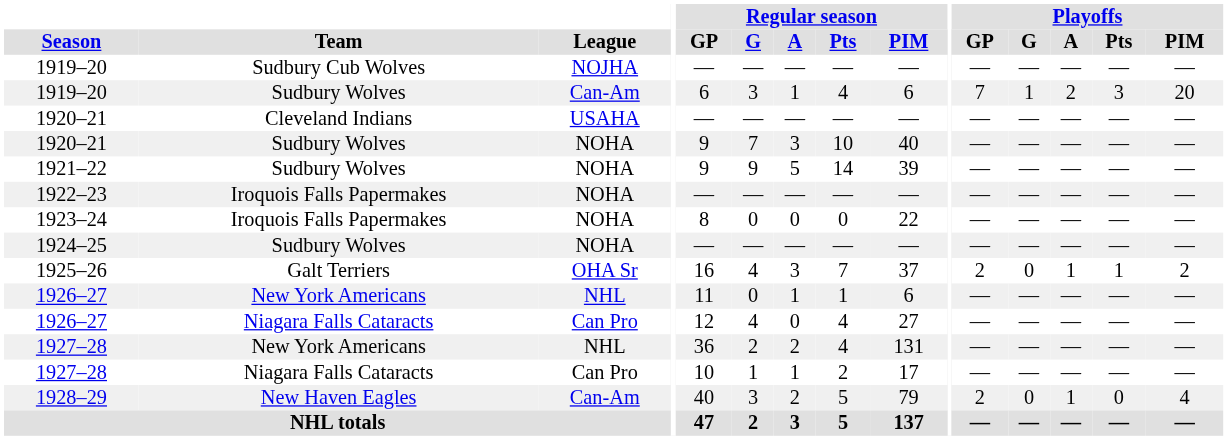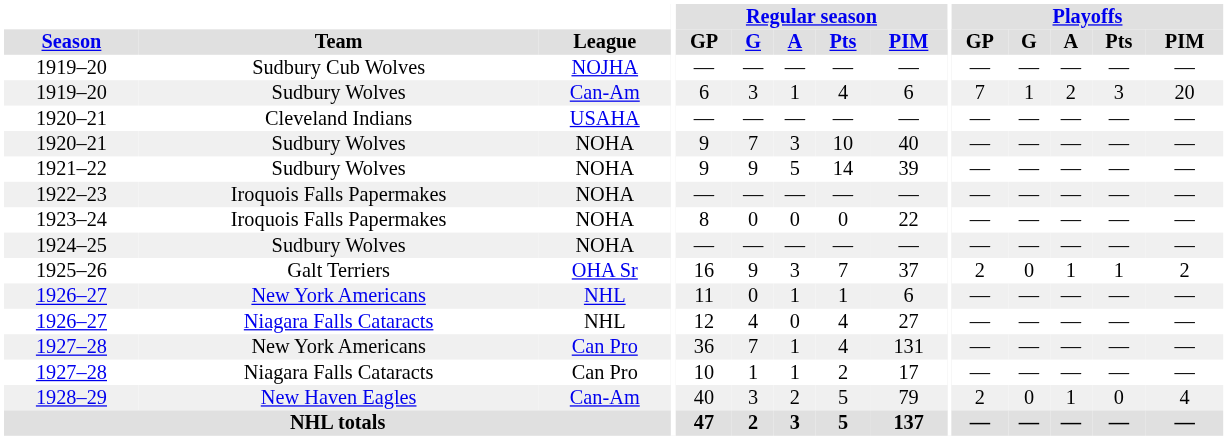(753, 270) 4 -> (753, 270) 9
(605, 321) Can Pro -> (605, 321) NHL
(605, 346) NHL -> (605, 346) Can Pro
(753, 346) 2 -> (753, 346) 7
(795, 346) 2 -> (795, 346) 1
